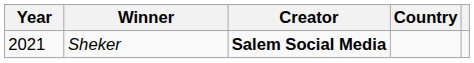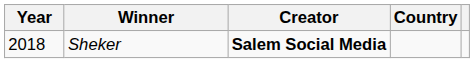(27, 44) 2021 -> (27, 44) 2018
